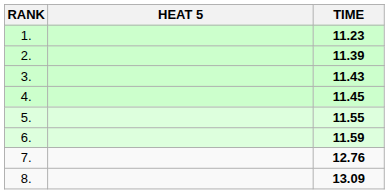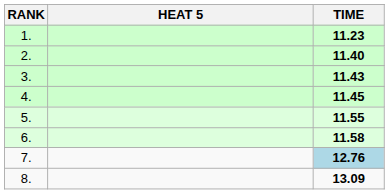(349, 56) 11.39 -> (349, 56) 11.40
(349, 138) 11.59 -> (349, 138) 11.58
(349, 158) no background -> (349, 158) lightblue background
